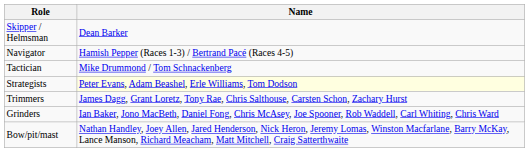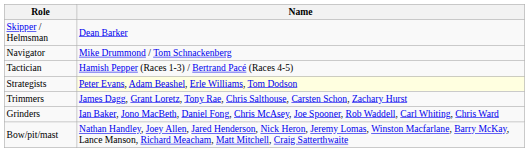(186, 53) Hamish Pepper (Races 1-3) / Bertrand Pacé (Races 4-5) -> (155, 53) Mike Drummond / Tom Schnackenberg
(155, 68) Mike Drummond / Tom Schnackenberg -> (186, 68) Hamish Pepper (Races 1-3) / Bertrand Pacé (Races 4-5)
